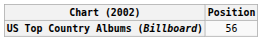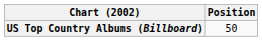(232, 29) 56 -> (232, 29) 50
